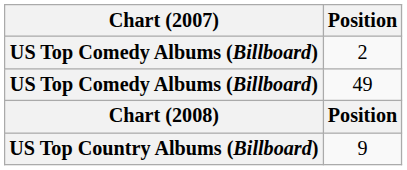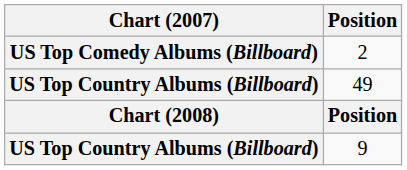(164, 84) US Top Comedy Albums (Billboard) -> (164, 84) US Top Country Albums (Billboard)
